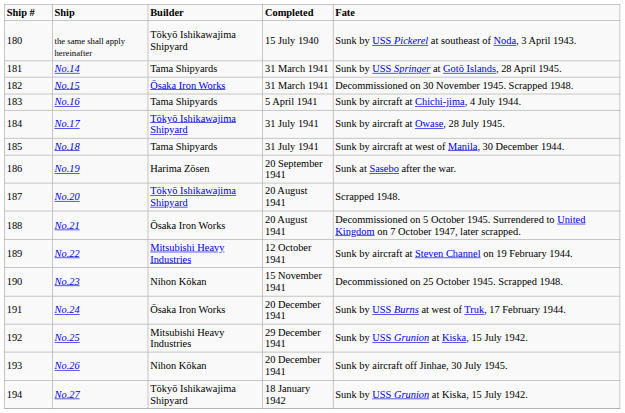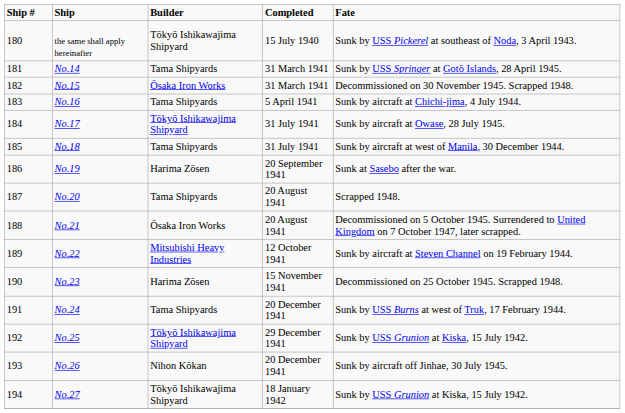(193, 197) Tōkyō Ishikawajima Shipyard -> (184, 197) Tama Shipyards
(178, 281) Nihon Kōkan -> (180, 281) Harima Zōsen
(188, 310) Ōsaka Iron Works -> (184, 310) Tama Shipyards
(187, 338) Mitsubishi Heavy Industries -> (193, 338) Tōkyō Ishikawajima Shipyard
